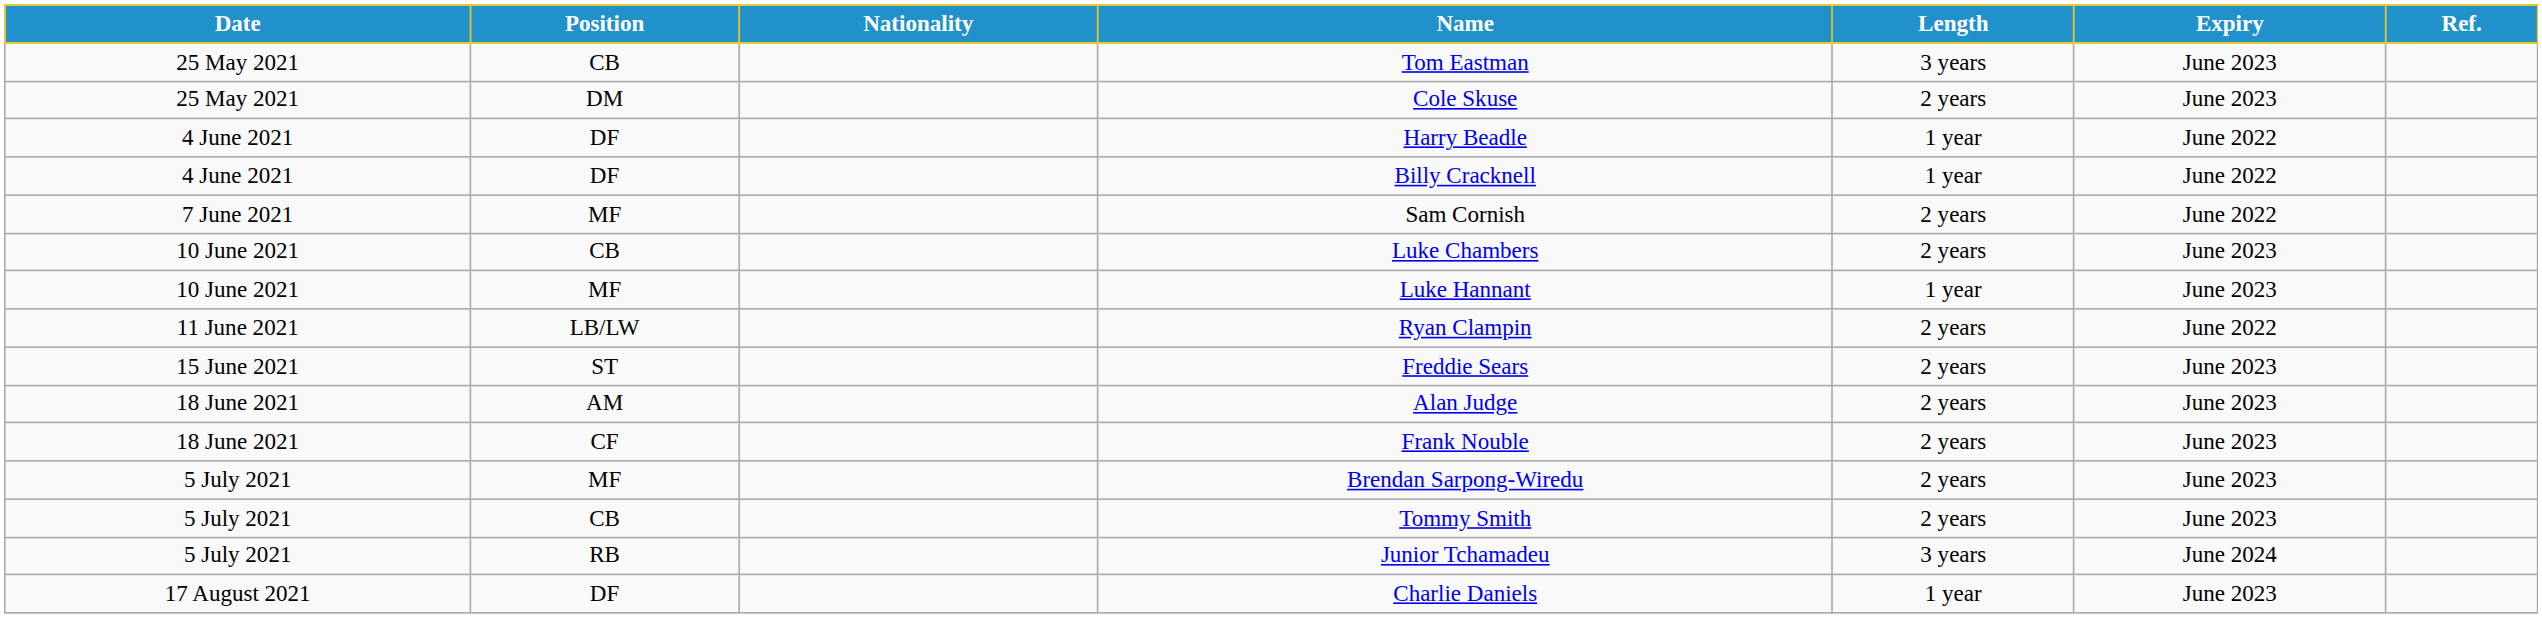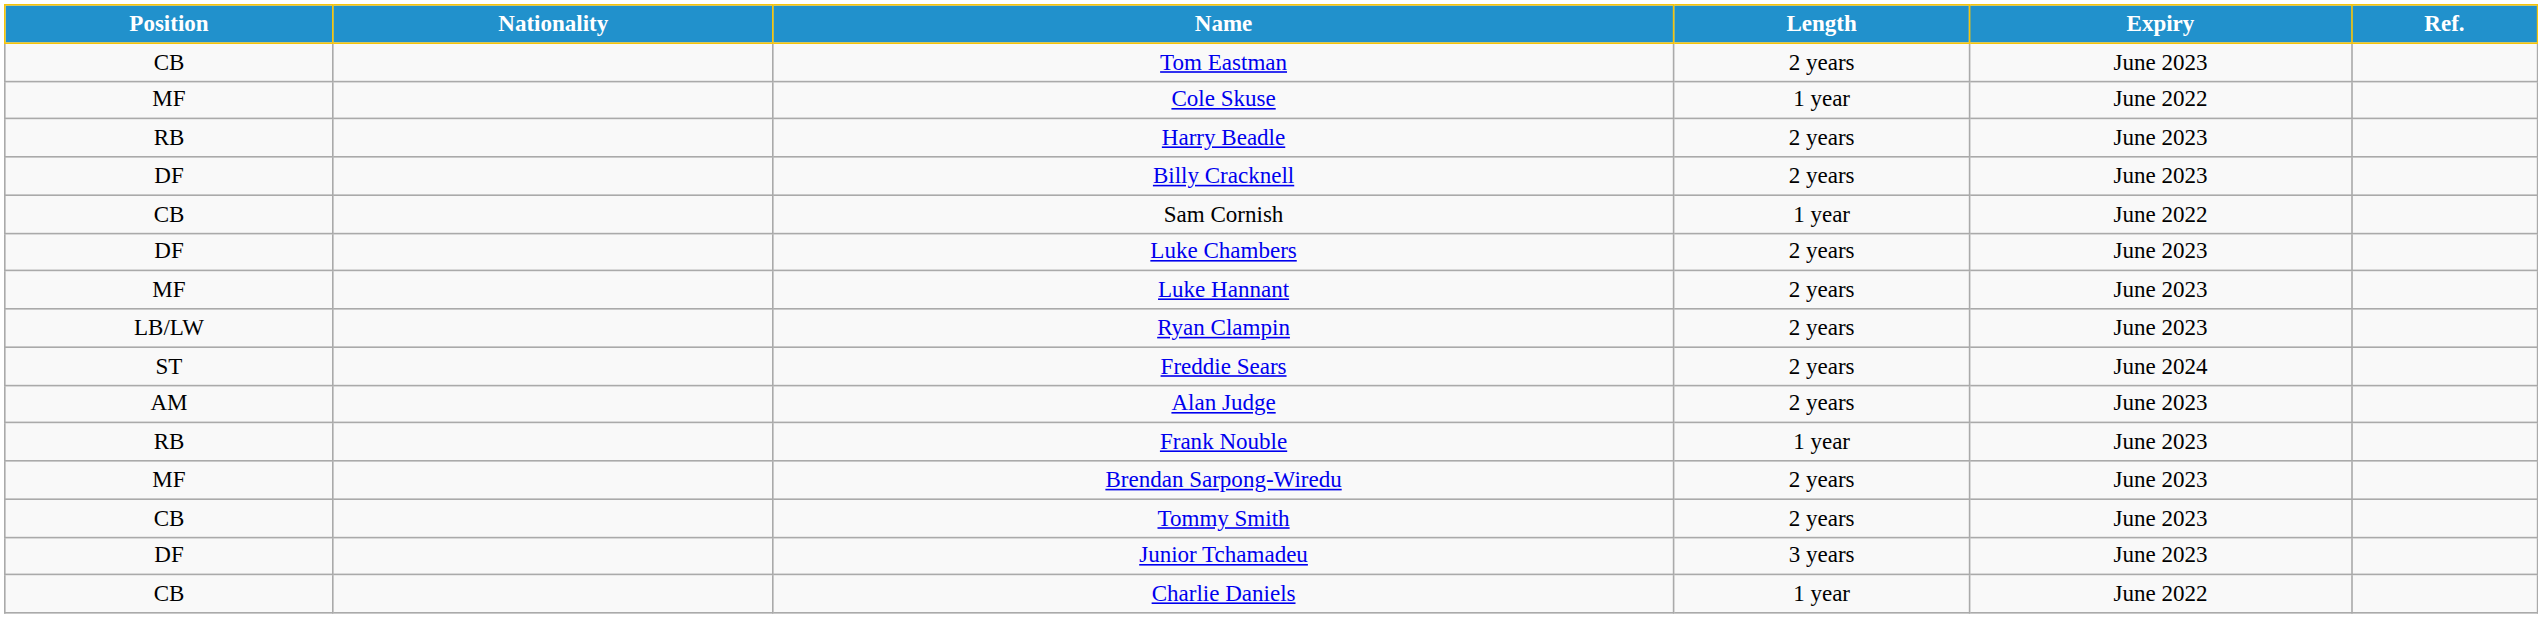- column: (238, 23)
(1953, 61) 3 years -> (1822, 61) 2 years
(605, 99) DM -> (169, 99) MF
(1953, 99) 2 years -> (1822, 99) 1 year
(2230, 99) June 2023 -> (2160, 99) June 2022
(605, 137) DF -> (169, 137) RB
(1953, 137) 1 year -> (1822, 137) 2 years
(2230, 137) June 2022 -> (2160, 137) June 2023
(1953, 175) 1 year -> (1822, 175) 2 years
(2230, 175) June 2022 -> (2160, 175) June 2023
(605, 213) MF -> (169, 213) CB
(1953, 213) 2 years -> (1822, 213) 1 year
(605, 251) CB -> (169, 251) DF
(1953, 289) 1 year -> (1822, 289) 2 years
(2230, 327) June 2022 -> (2160, 327) June 2023
(2230, 365) June 2023 -> (2160, 365) June 2024
(605, 441) CF -> (169, 441) RB
(1953, 441) 2 years -> (1822, 441) 1 year
(605, 555) RB -> (169, 555) DF
(2230, 555) June 2024 -> (2160, 555) June 2023
(605, 593) DF -> (169, 593) CB
(2230, 593) June 2023 -> (2160, 593) June 2022
